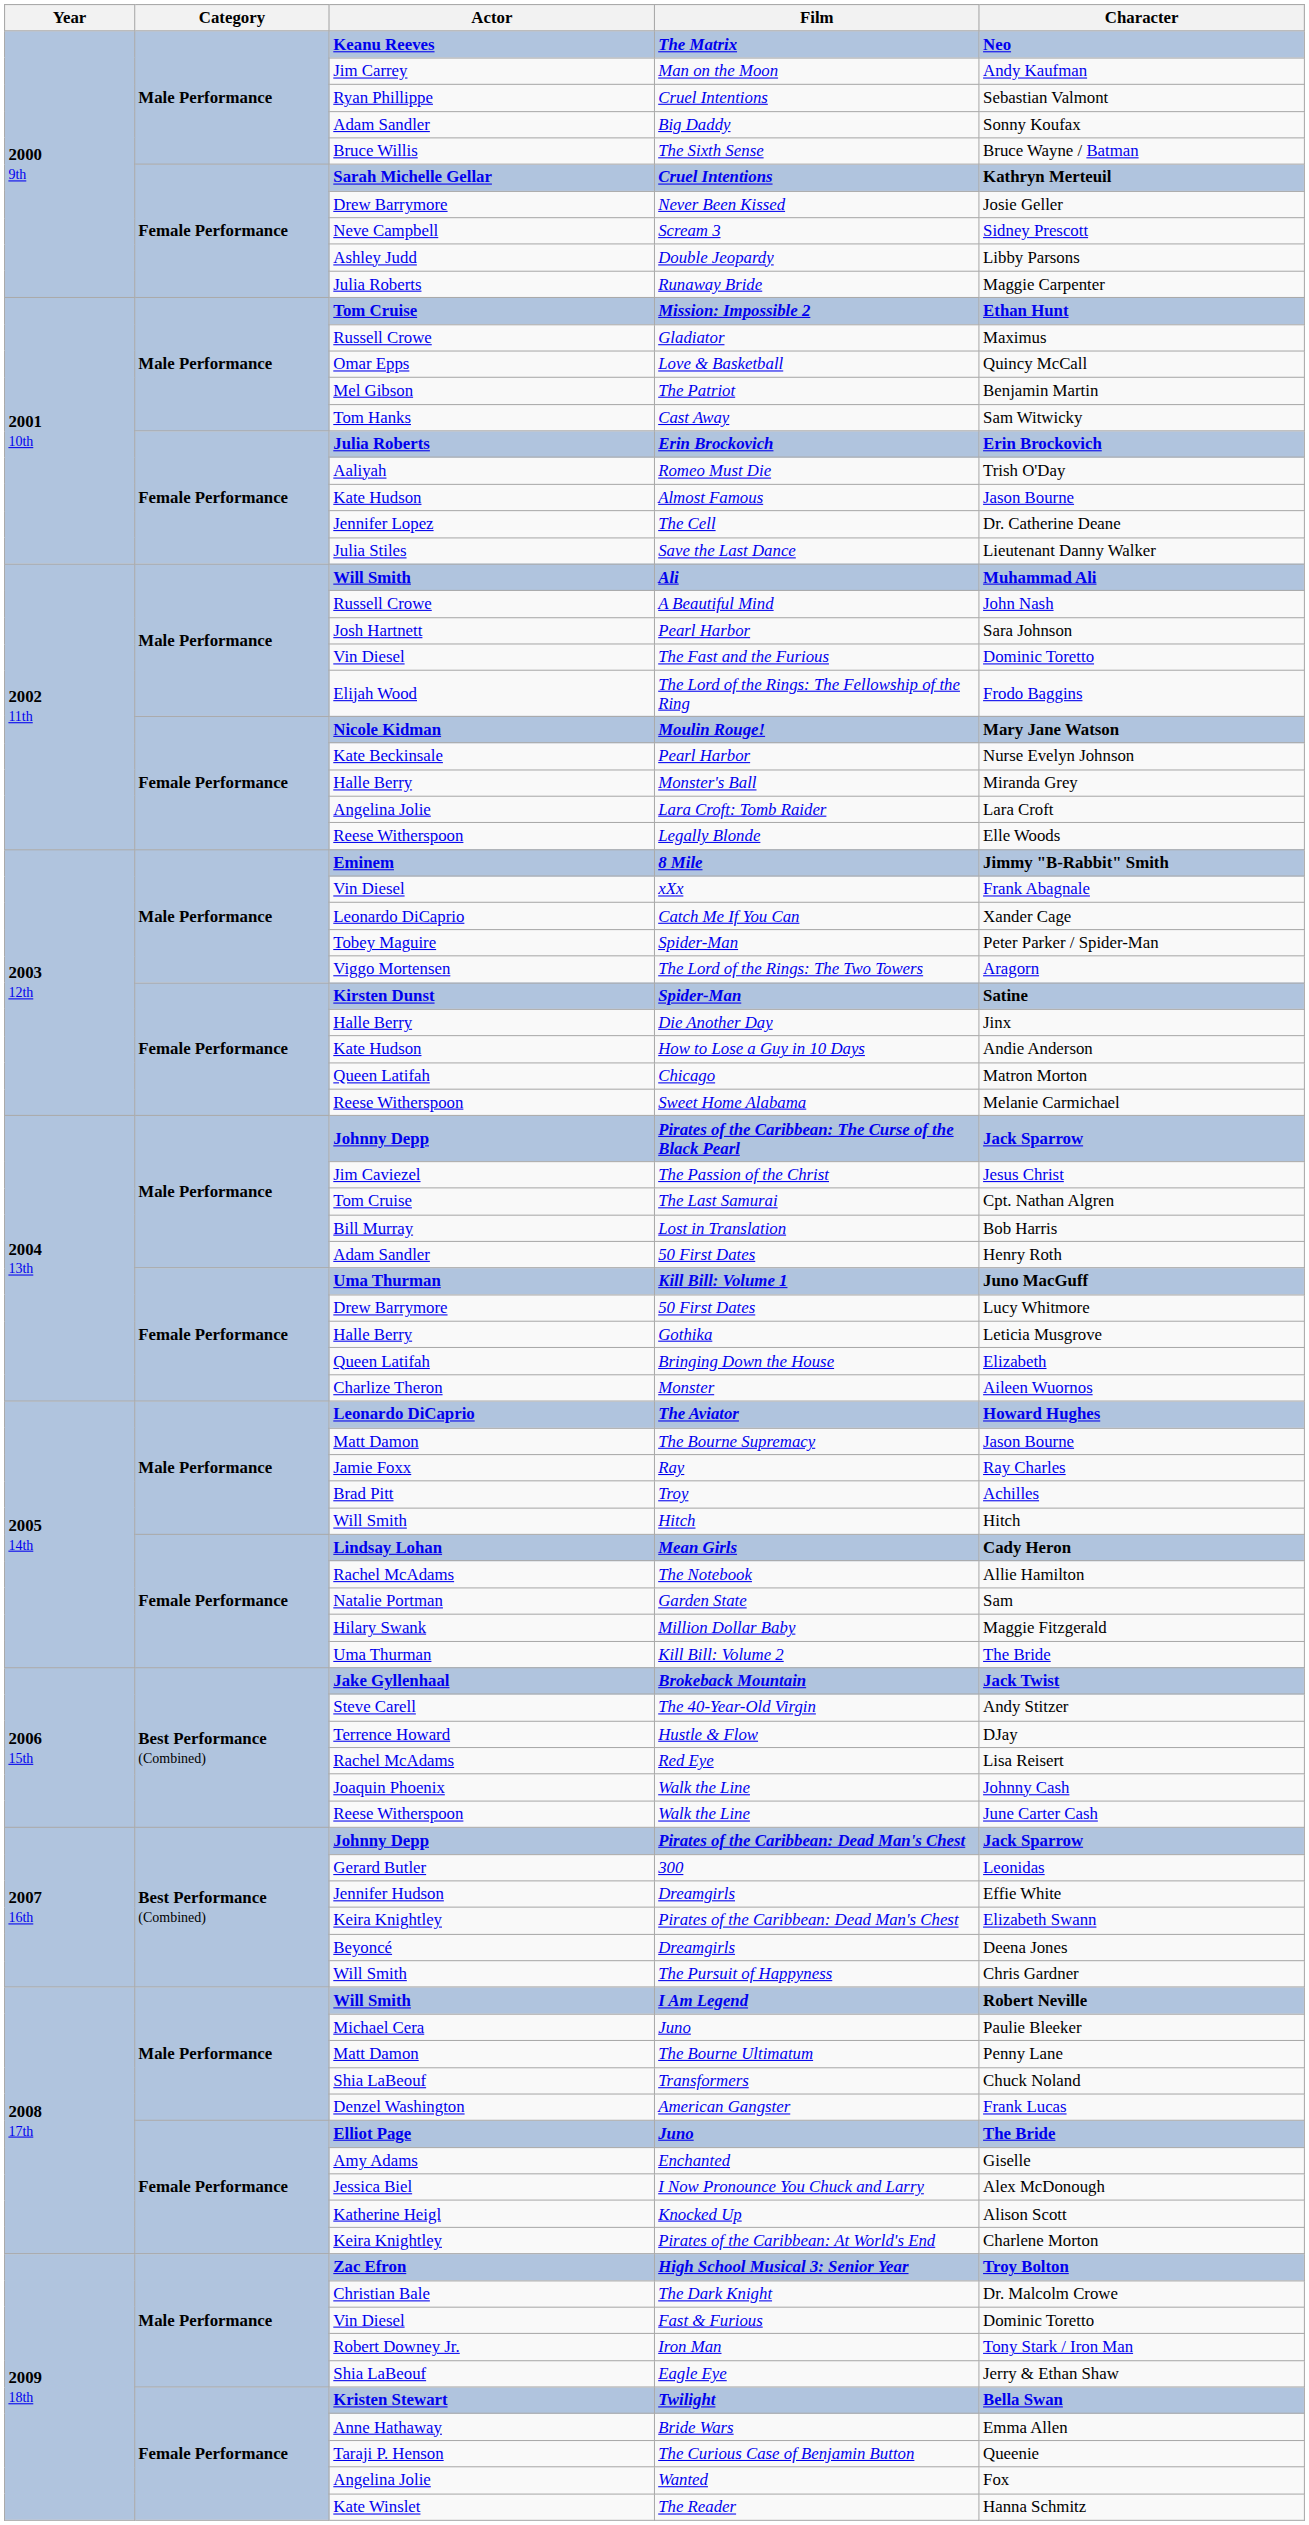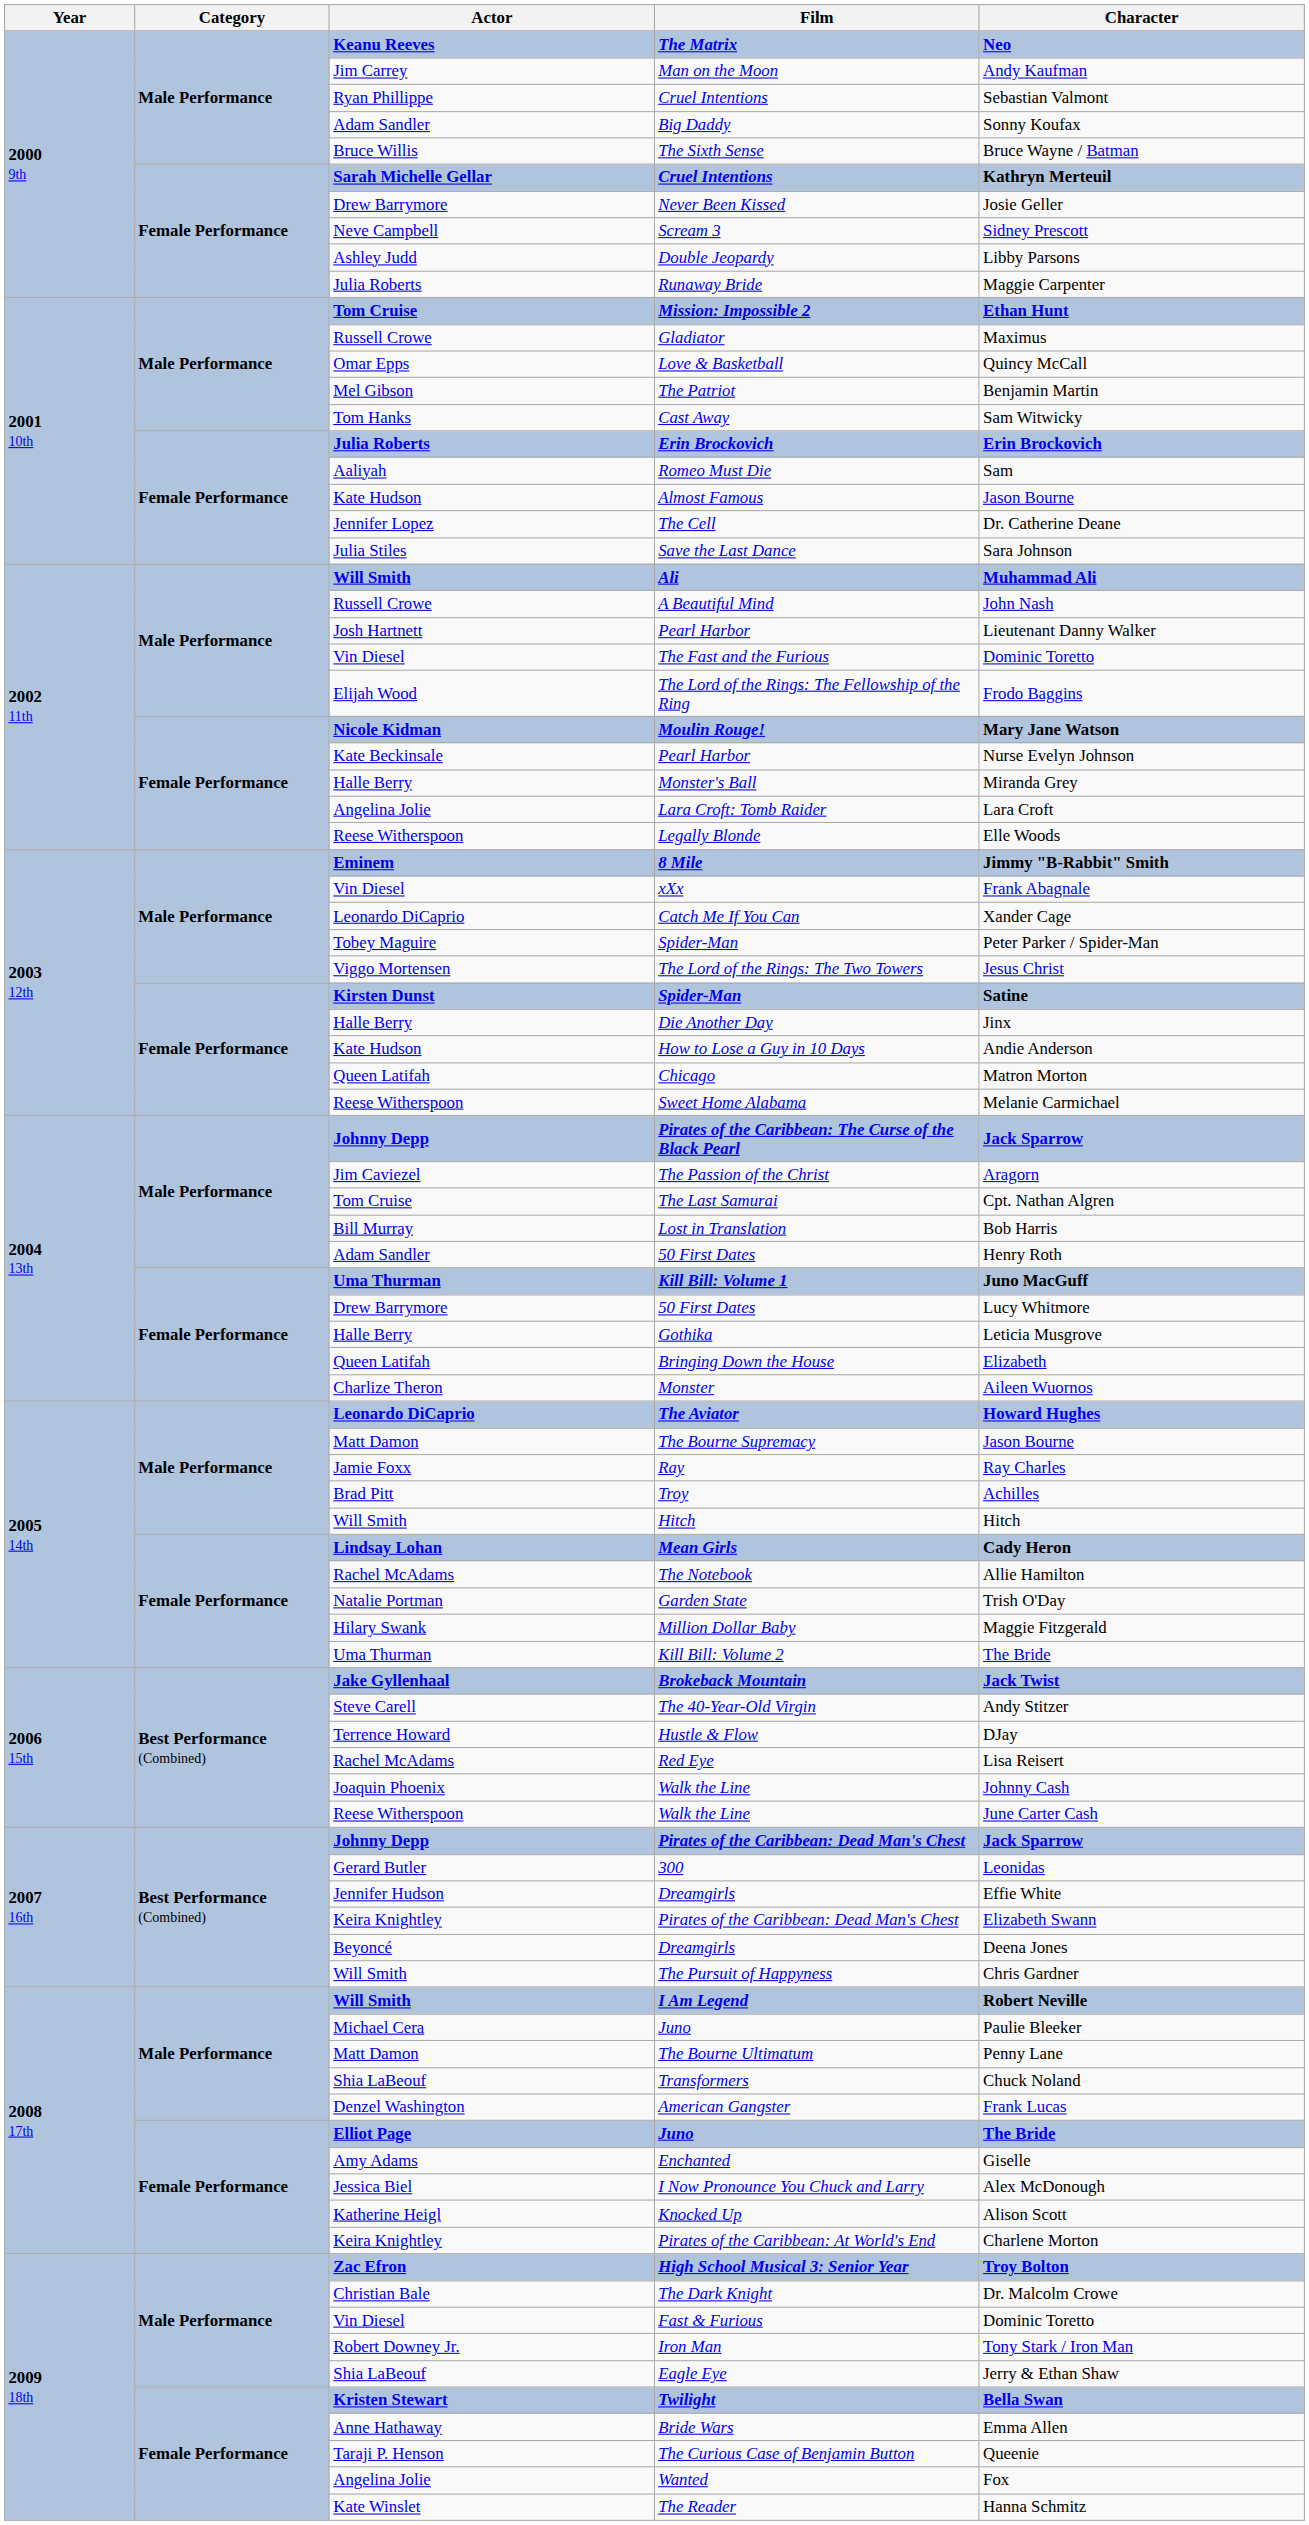(1024, 470) Trish O'Day -> (998, 470) Sam
(1069, 550) Lieutenant Danny Walker -> (1028, 550) Sara Johnson
(1028, 630) Sara Johnson -> (1069, 630) Lieutenant Danny Walker
(1011, 969) Aragorn -> (1023, 969) Jesus Christ
(1023, 1174) Jesus Christ -> (1011, 1174) Aragorn
(998, 1600) Sam -> (1024, 1600) Trish O'Day
